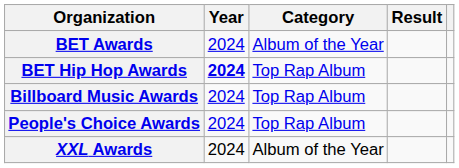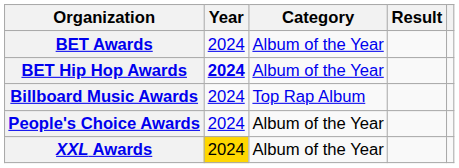(309, 70) Top Rap Album -> (318, 70) Album of the Year
(309, 123) Top Rap Album -> (318, 123) Album of the Year
(226, 149) no background -> (226, 149) gold background
